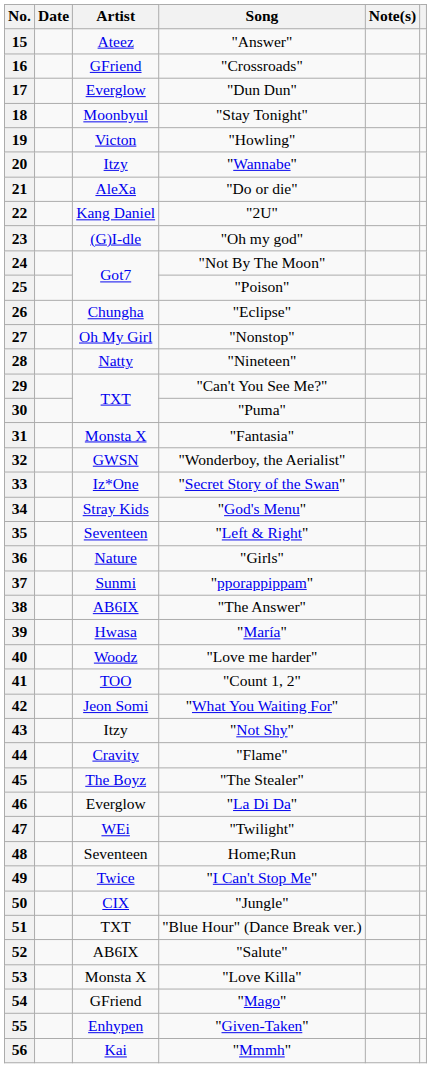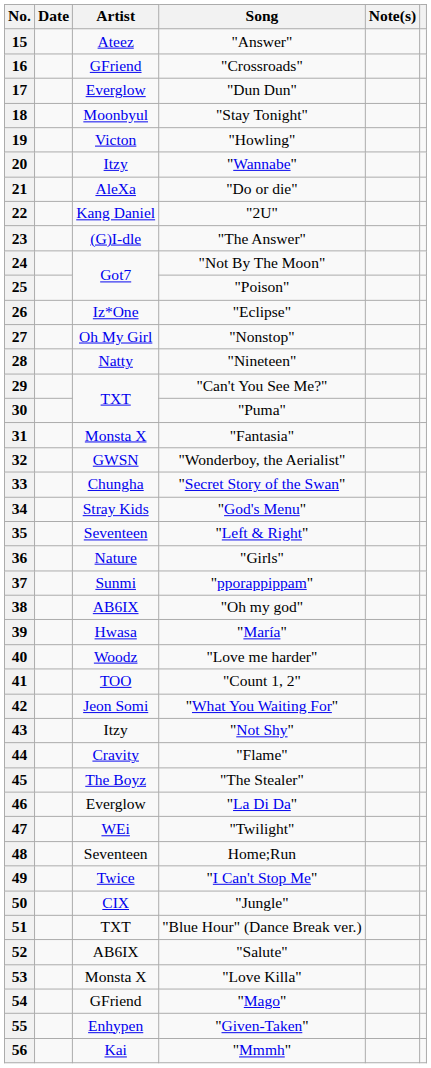(262, 238) "Oh my god" -> (262, 238) "The Answer"
(116, 312) Chungha -> (116, 312) Iz*One
(116, 484) Iz*One -> (116, 484) Chungha
(262, 607) "The Answer" -> (262, 607) "Oh my god"
